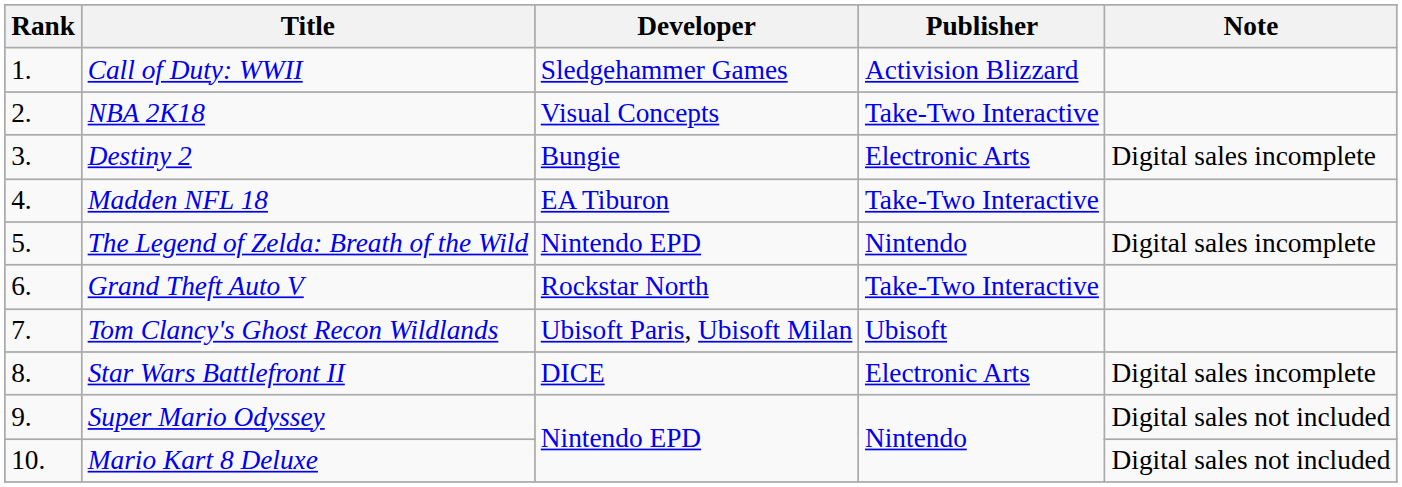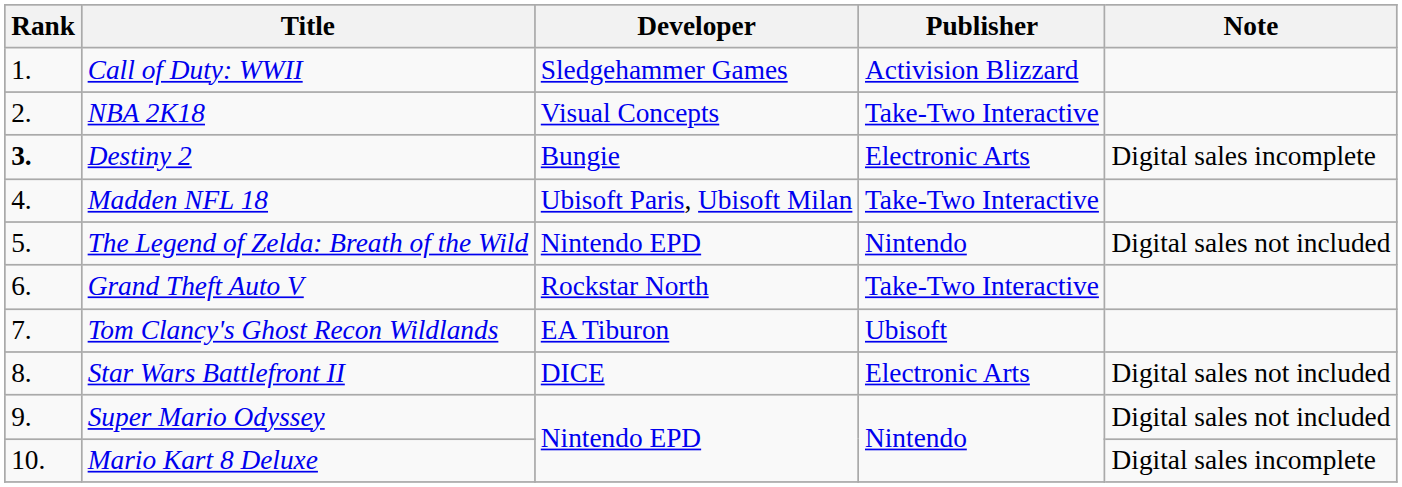(21, 156) normal -> (21, 156) bold
(605, 199) EA Tiburon -> (697, 199) Ubisoft Paris, Ubisoft Milan
(1244, 243) Digital sales incomplete -> (1251, 243) Digital sales not included
(697, 329) Ubisoft Paris, Ubisoft Milan -> (605, 329) EA Tiburon
(1244, 373) Digital sales incomplete -> (1251, 373) Digital sales not included
(1251, 460) Digital sales not included -> (1244, 460) Digital sales incomplete
